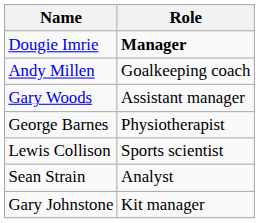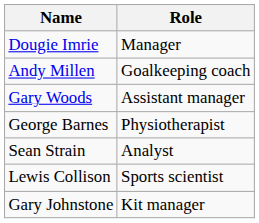(154, 44) bold -> (151, 44) normal
rows swapped: (60, 151) <-> (47, 177)
